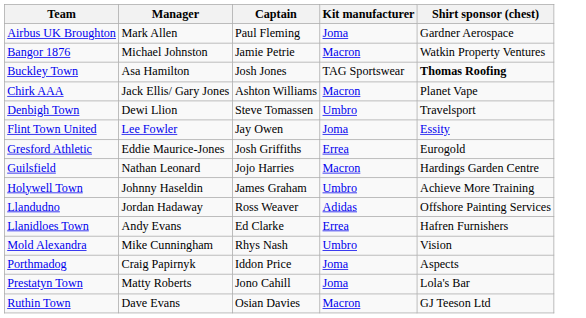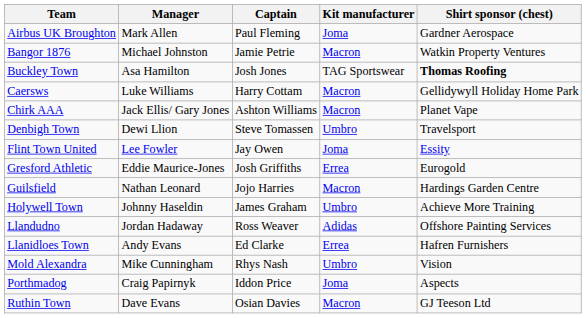+ row: (28, 91)
- row: (45, 284)
